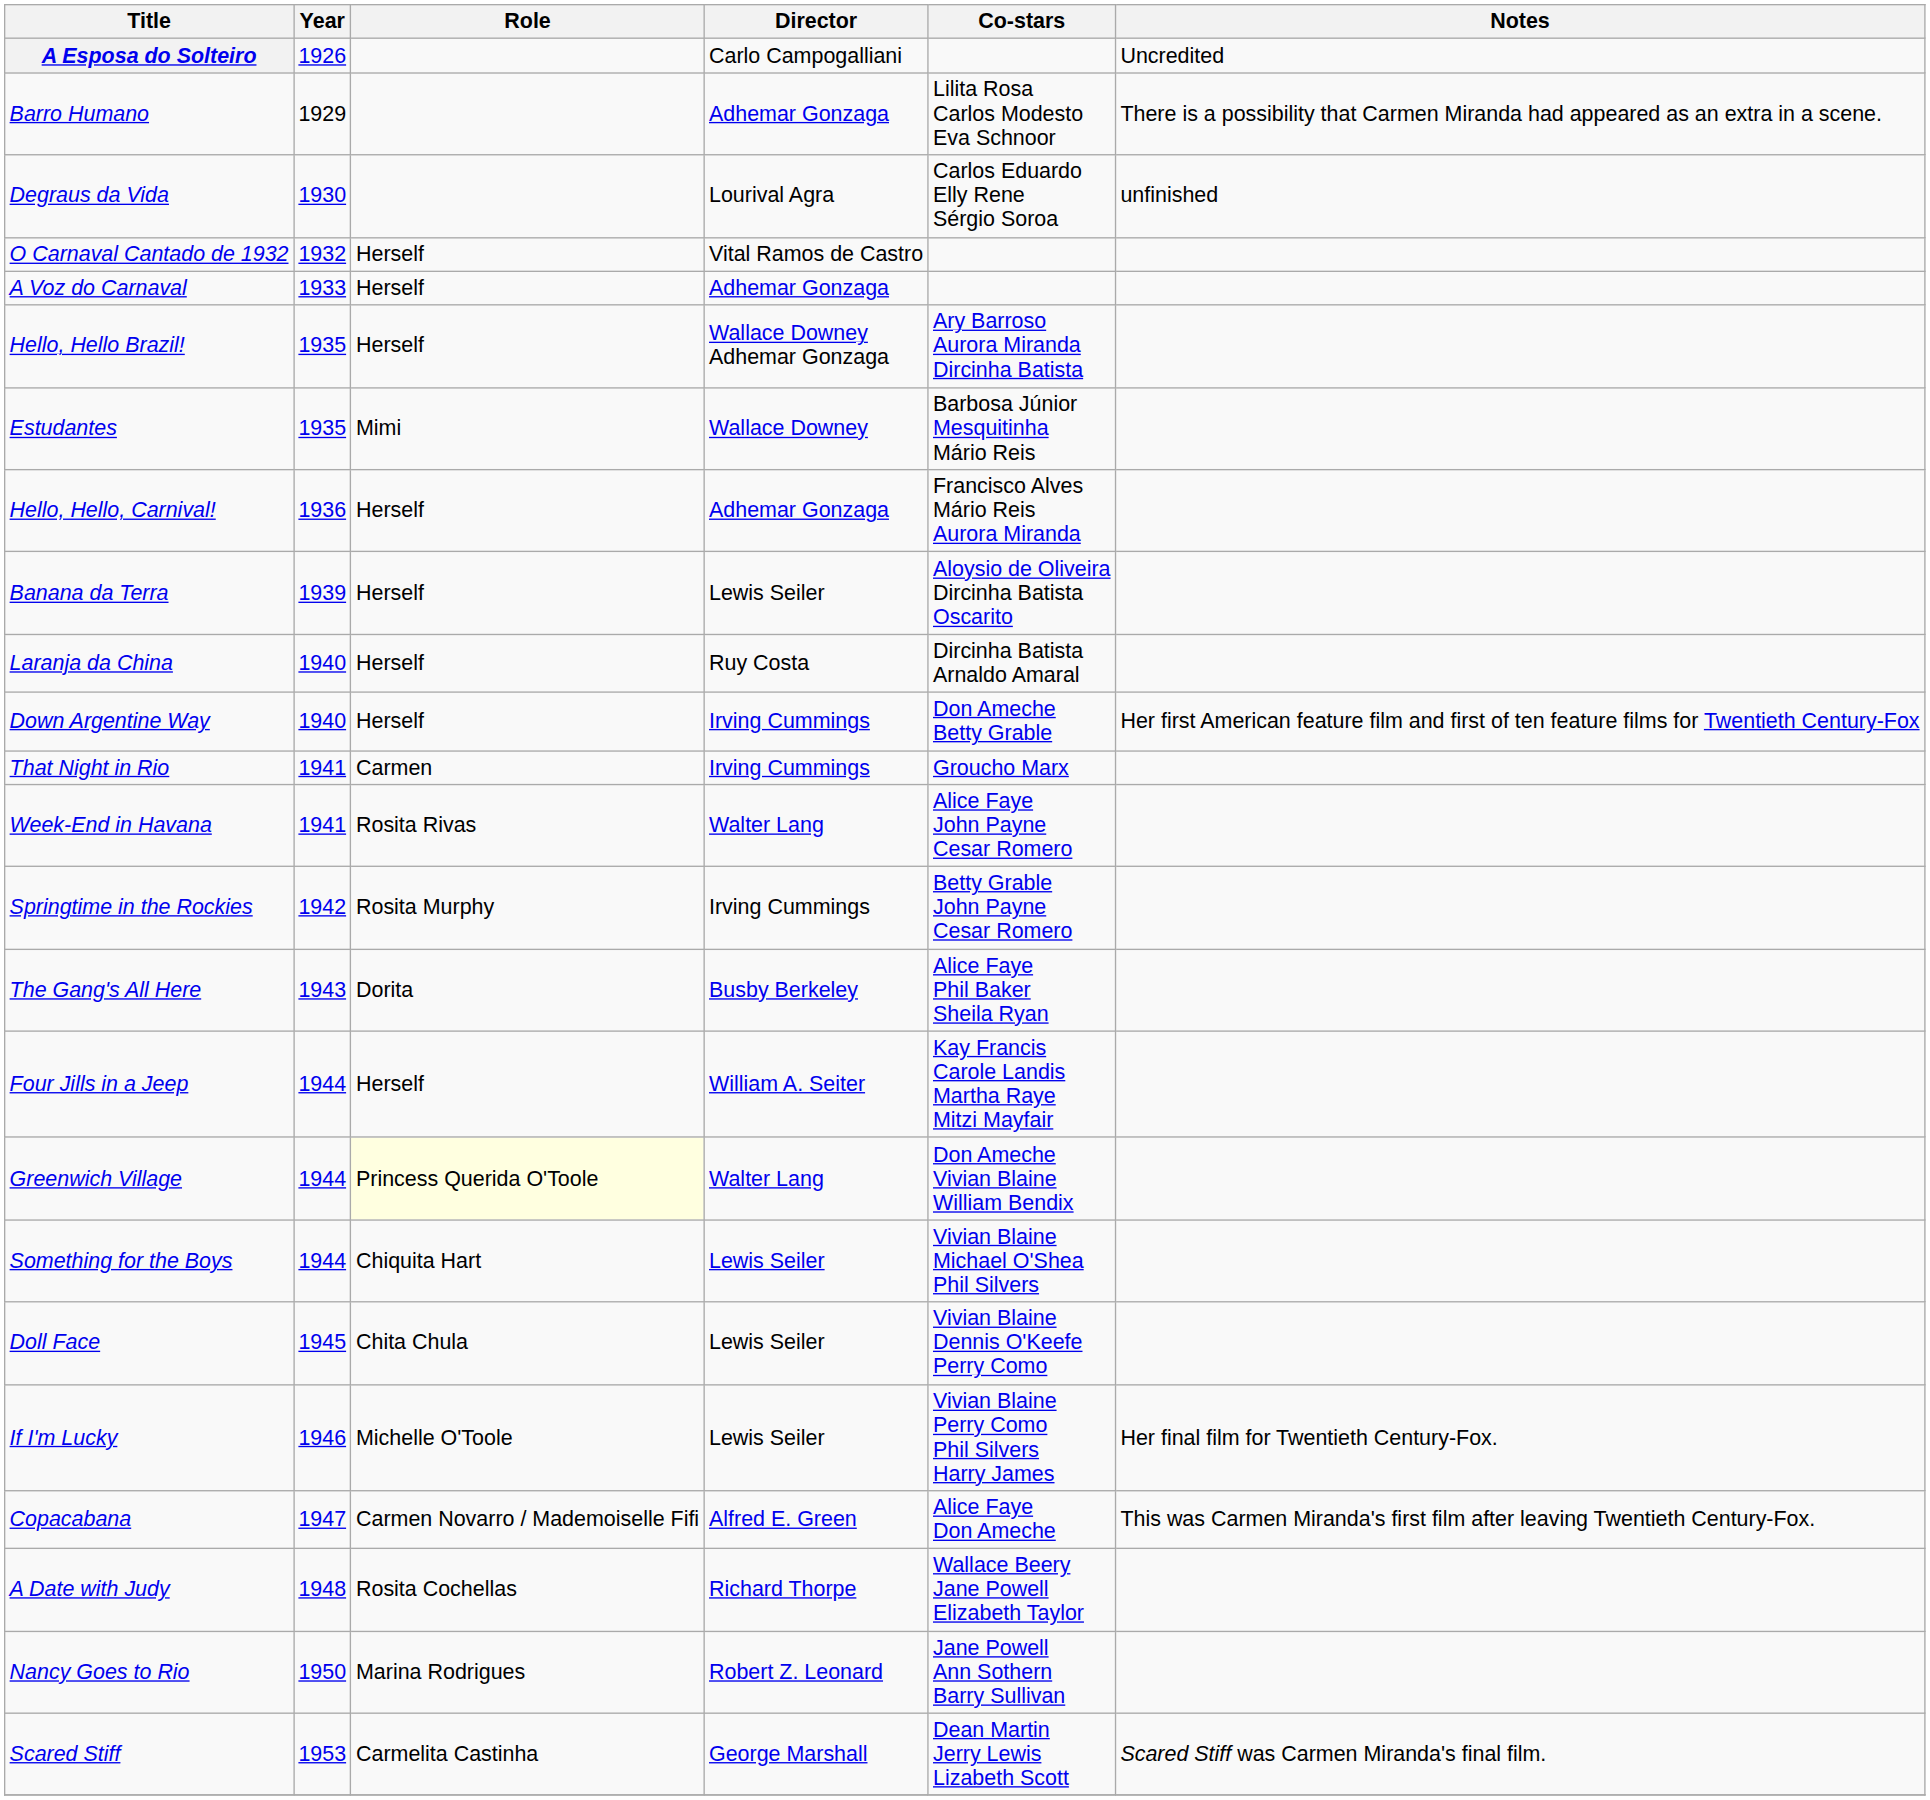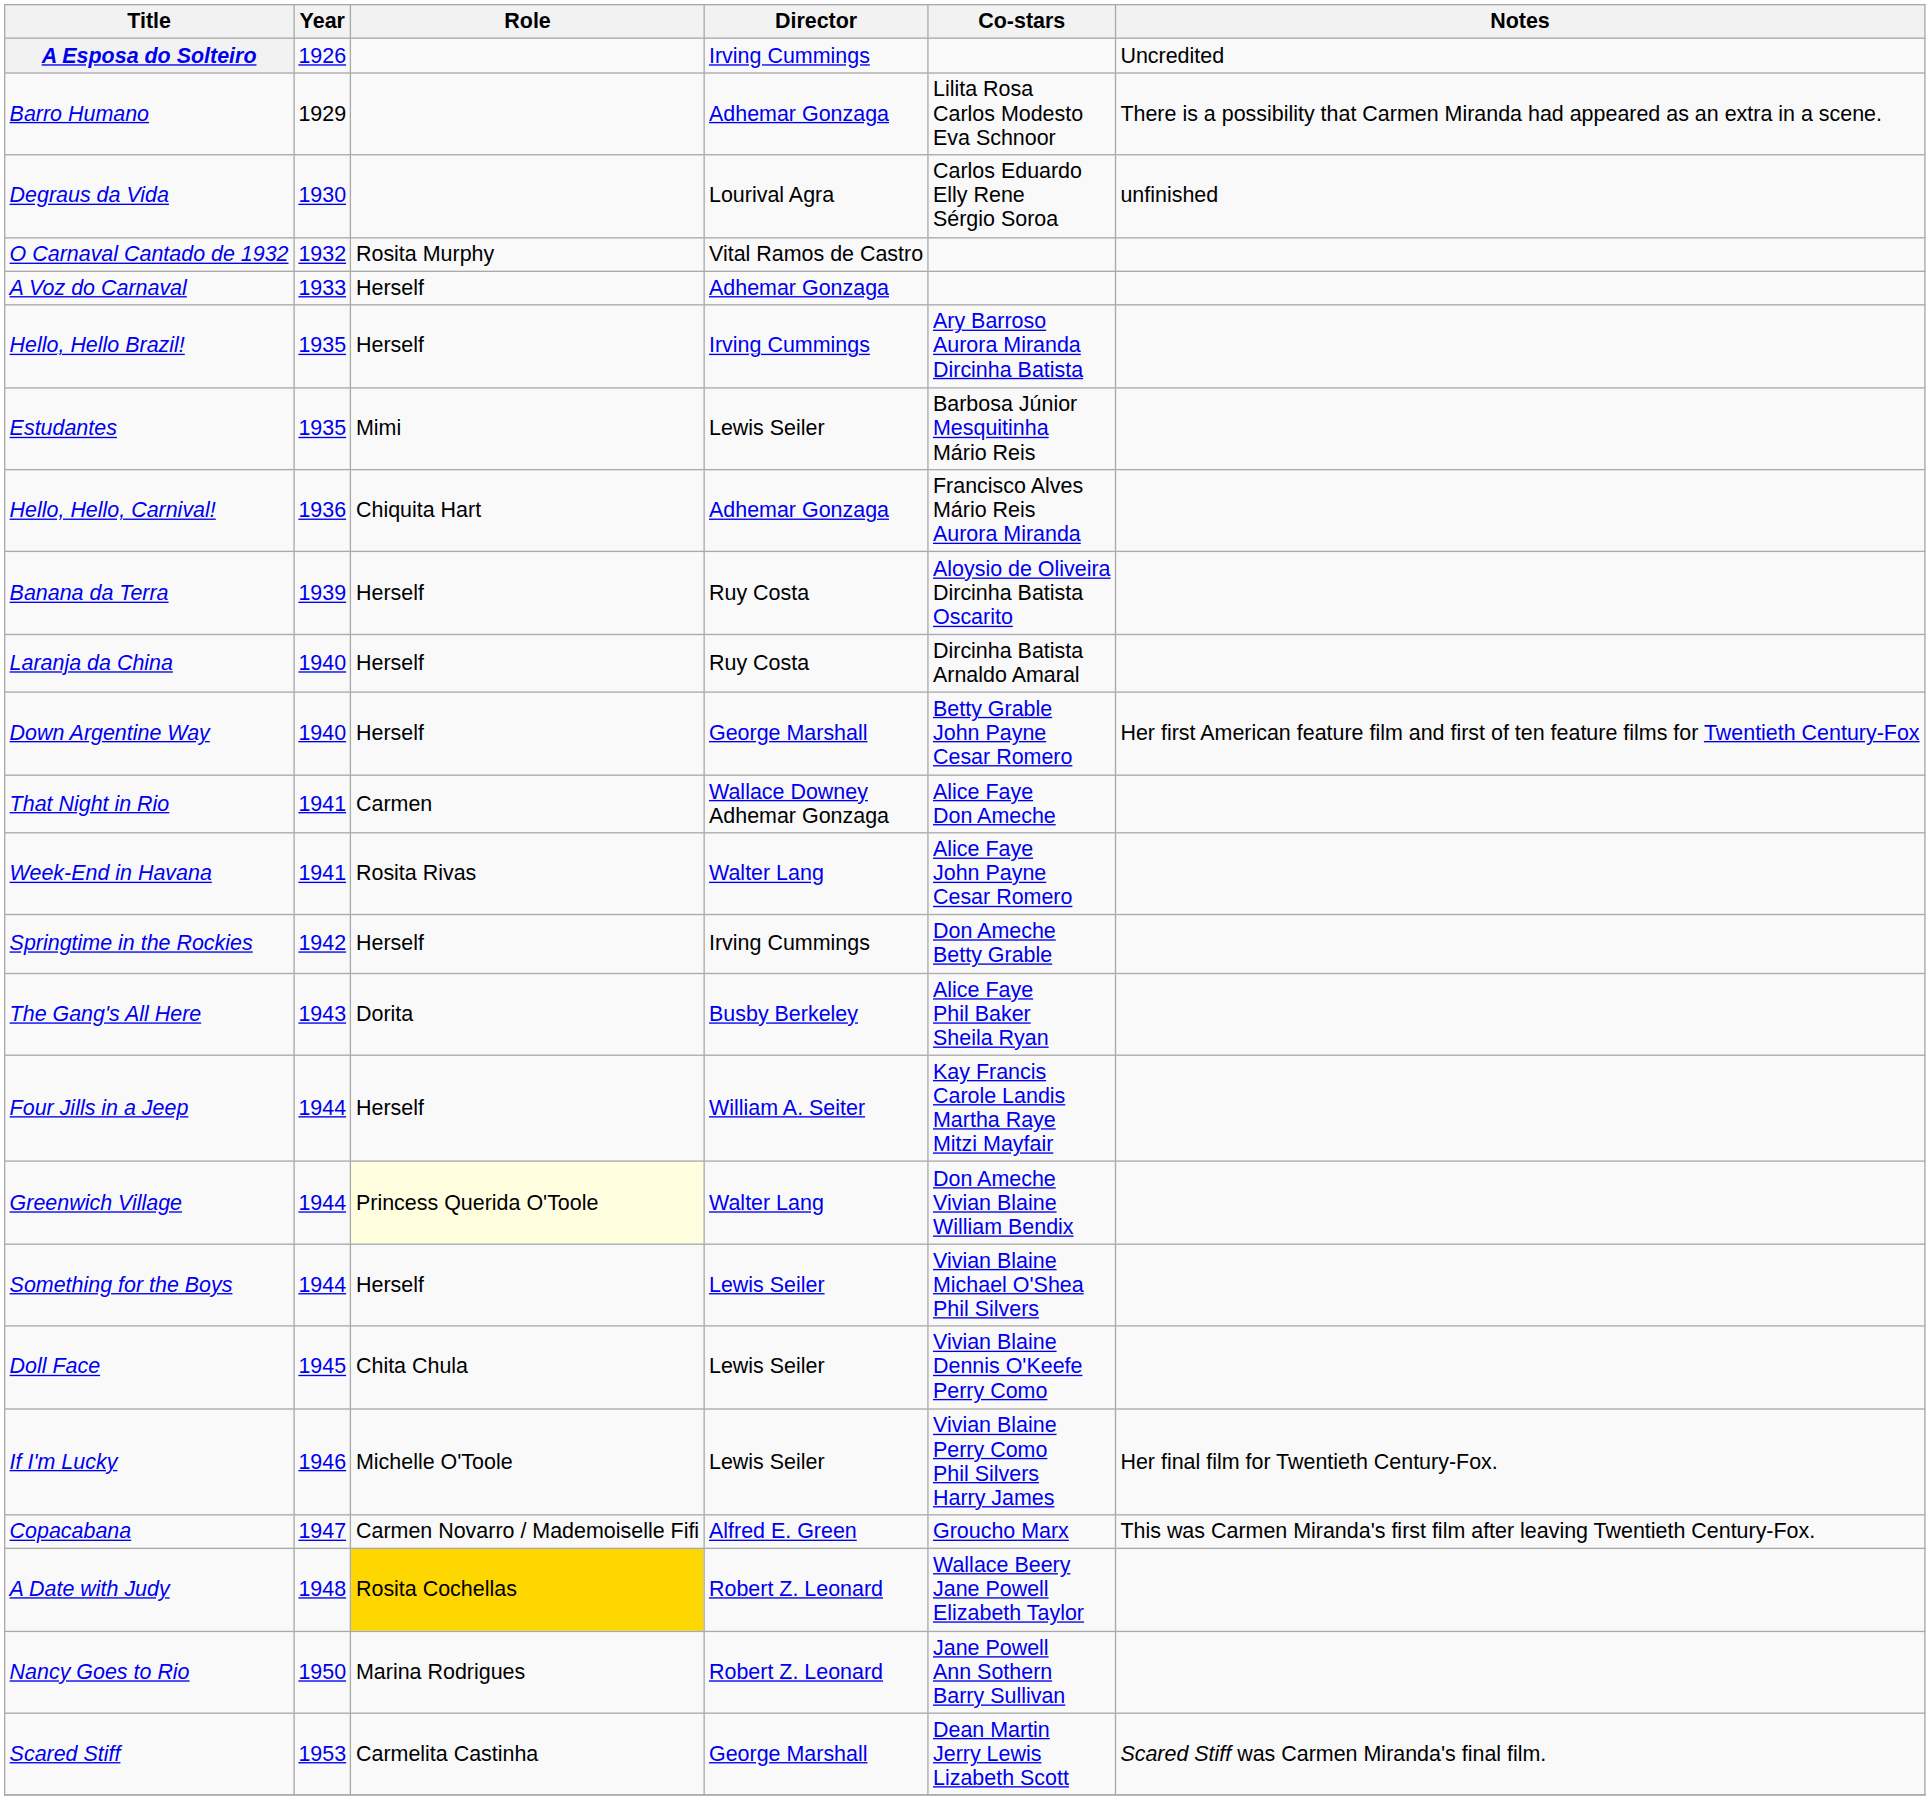(806, 55) Carlo Campogalliani -> (789, 55) Irving Cummings
(390, 253) Herself -> (425, 253) Rosita Murphy
(799, 346) Wallace Downey Adhemar Gonzaga -> (789, 346) Irving Cummings
(788, 428) Wallace Downey -> (767, 428) Lewis Seiler
(390, 510) Herself -> (419, 510) Chiquita Hart
(767, 592) Lewis Seiler -> (759, 592) Ruy Costa
(789, 721) Irving Cummings -> (788, 733) George Marshall
(994, 721) Don Ameche Betty Grable -> (1003, 733) Betty Grable John Payne Cesar Romero
(789, 767) Irving Cummings -> (799, 803) Wallace Downey Adhemar Gonzaga
(1001, 767) Groucho Marx -> (994, 803) Alice Faye Don Ameche
(425, 907) Rosita Murphy -> (390, 943) Herself
(1003, 907) Betty Grable John Payne Cesar Romero -> (994, 943) Don Ameche Betty Grable
(419, 1260) Chiquita Hart -> (390, 1284) Herself
(994, 1519) Alice Faye Don Ameche -> (1001, 1531) Groucho Marx
(436, 1589) no background -> (436, 1589) gold background
(783, 1589) Richard Thorpe -> (796, 1589) Robert Z. Leonard
